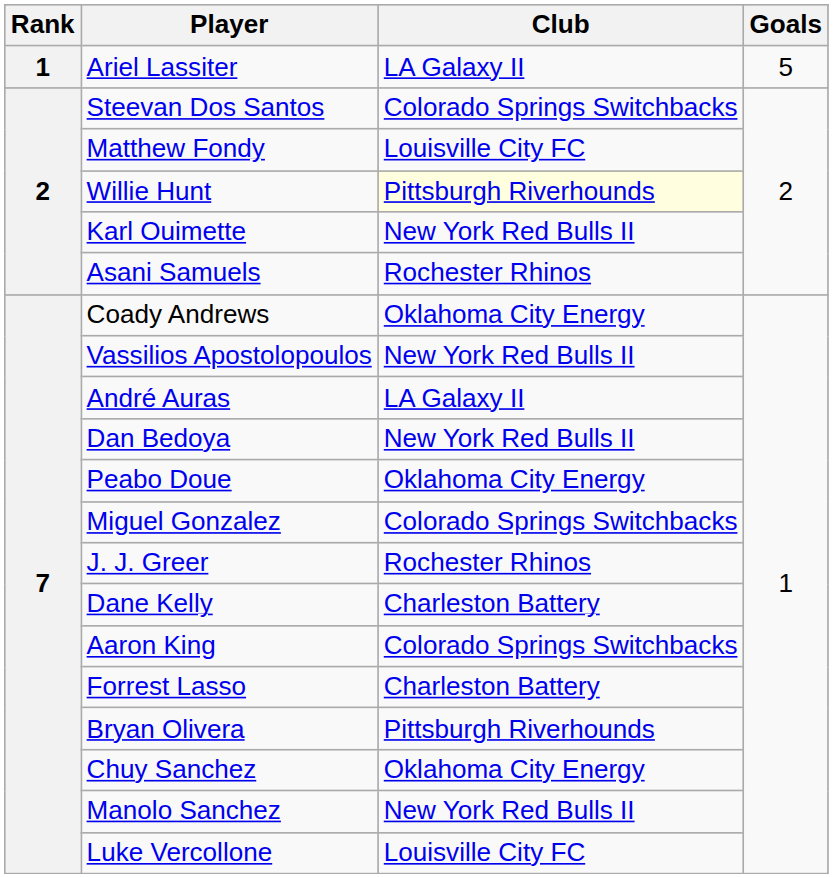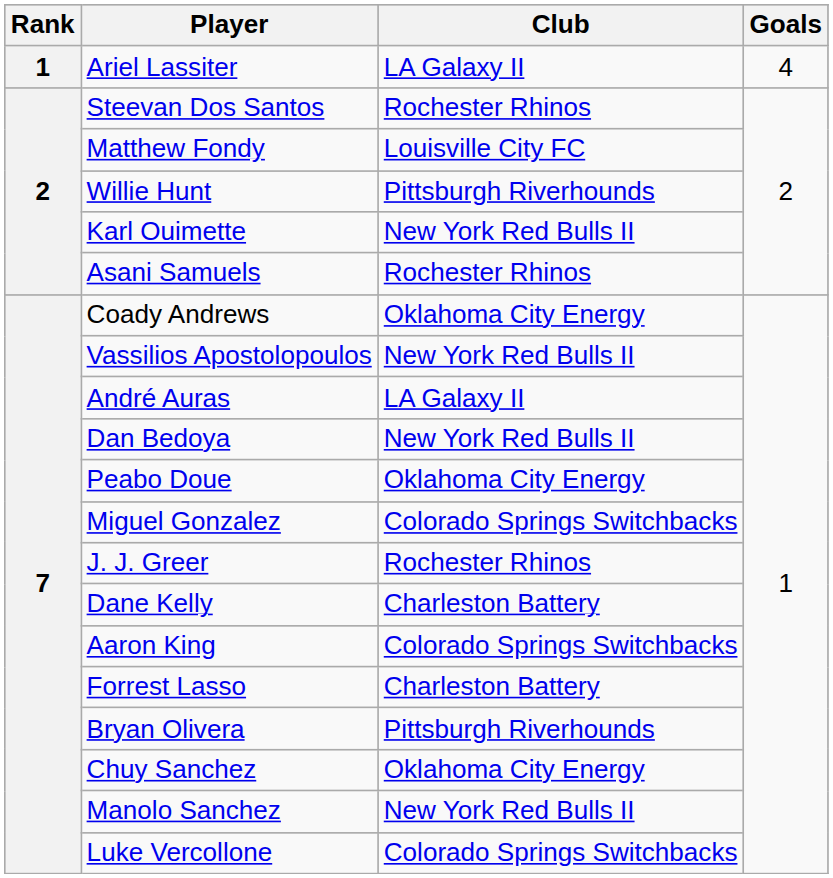(786, 66) 5 -> (786, 66) 4
(561, 107) Colorado Springs Switchbacks -> (487, 107) Rochester Rhinos
(519, 190) lightyellow background -> (519, 190) no background
(484, 852) Louisville City FC -> (561, 852) Colorado Springs Switchbacks
